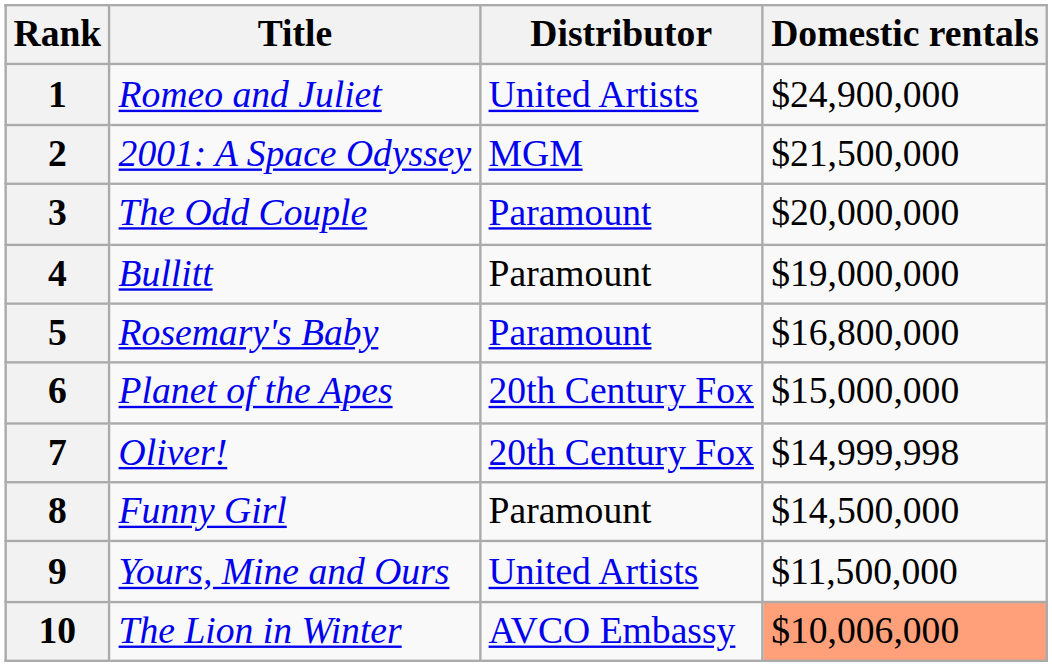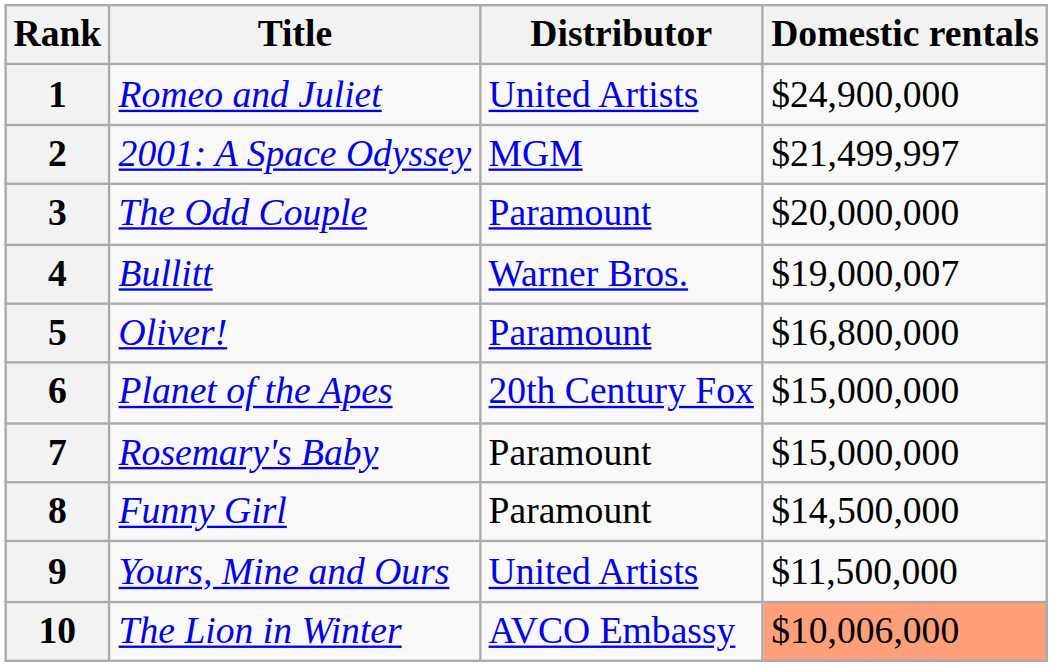(865, 153) $21,500,000 -> (865, 153) $21,499,997
(570, 272) Paramount -> (588, 272) Warner Bros.
(865, 272) $19,000,000 -> (865, 272) $19,000,007
(248, 332) Rosemary's Baby -> (173, 332) Oliver!
(173, 451) Oliver! -> (248, 451) Rosemary's Baby
(621, 451) 20th Century Fox -> (570, 451) Paramount
(865, 451) $14,999,998 -> (865, 451) $15,000,000
